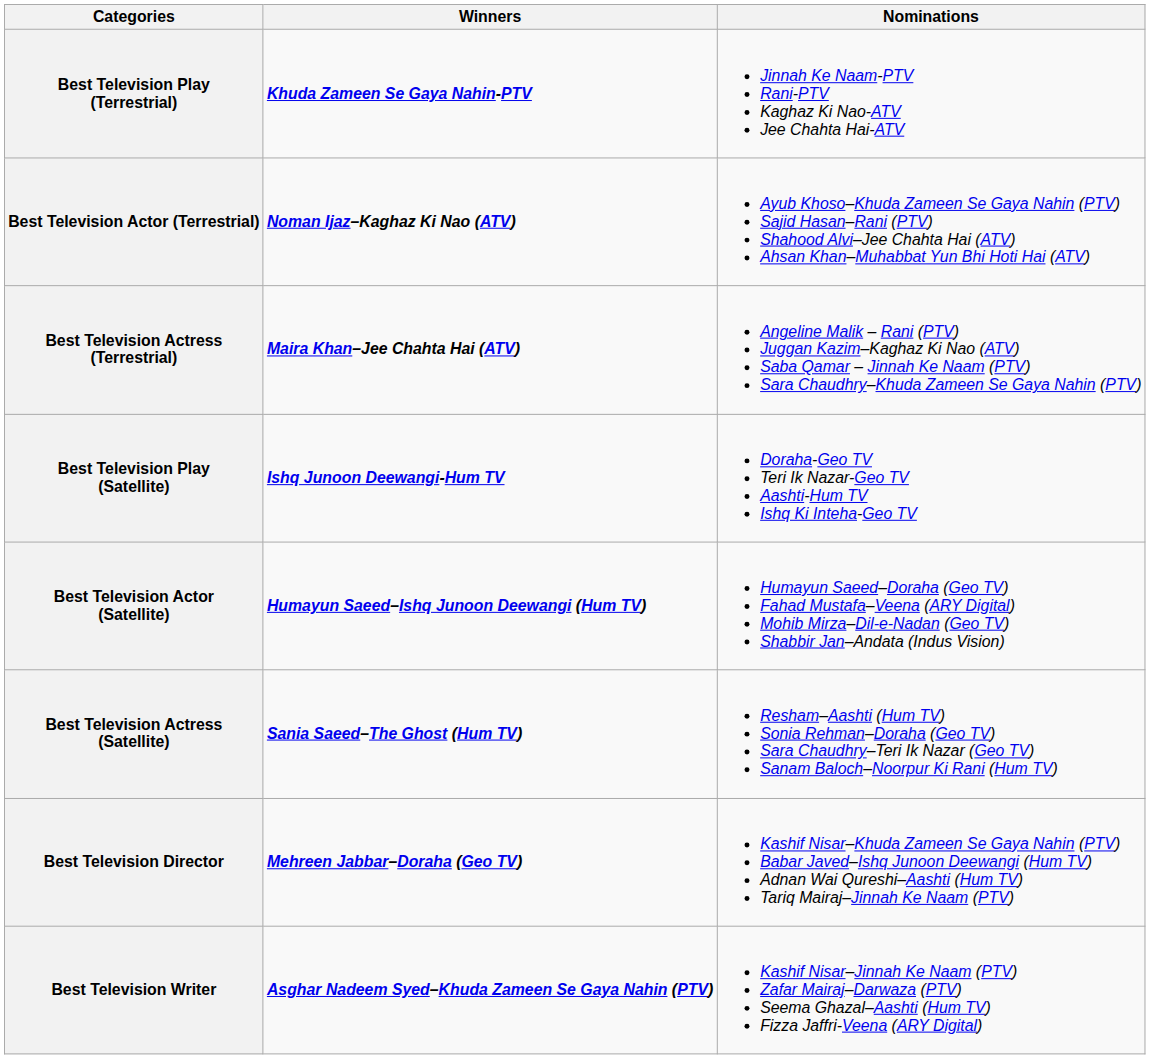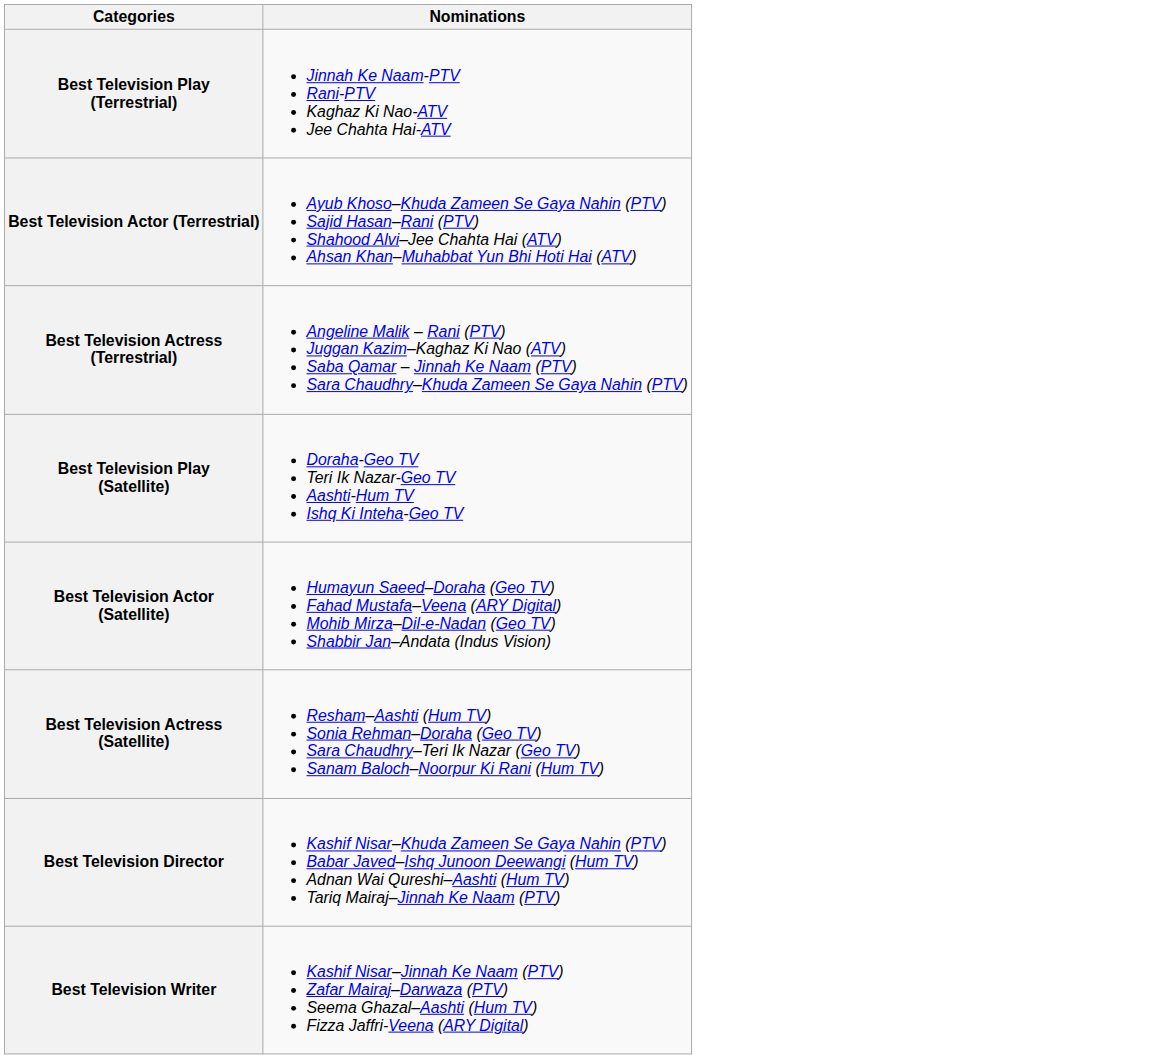- column: (490, 17)
